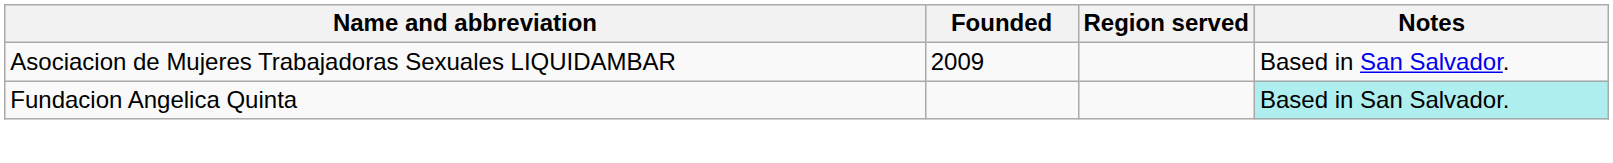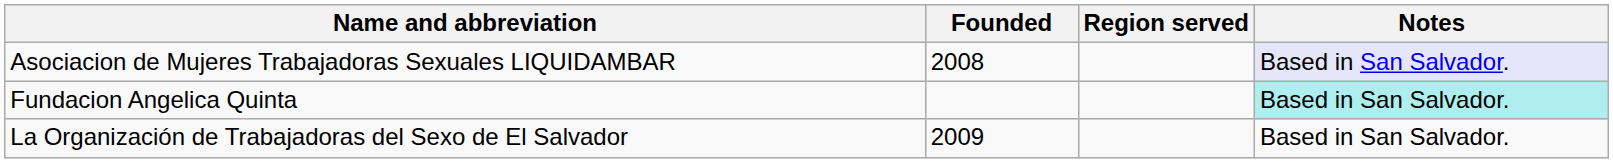(957, 61) 2009 -> (957, 61) 2008
(1385, 61) no background -> (1385, 61) lavender background
+ row: (319, 137)
